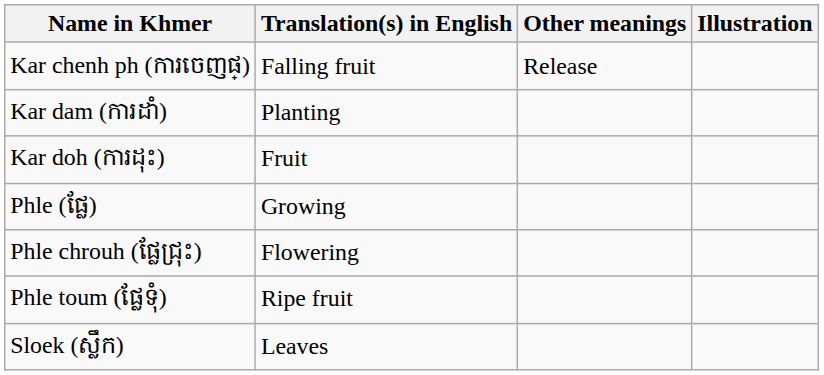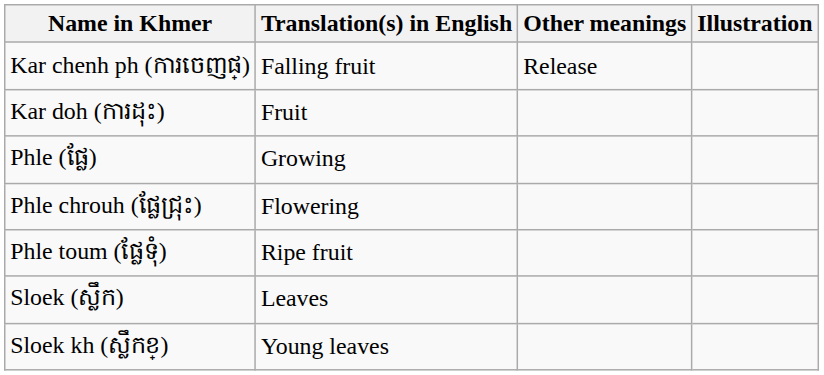- row: (89, 110)
+ row: (89, 344)
